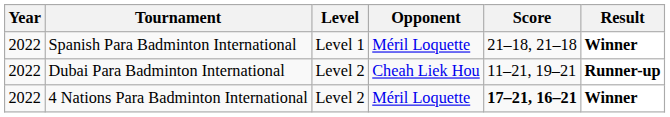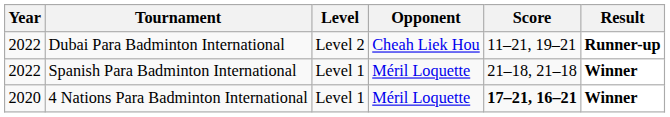rows swapped: (173, 45) <-> (167, 71)
(25, 98) 2022 -> (25, 98) 2020
(340, 98) Level 2 -> (340, 98) Level 1
